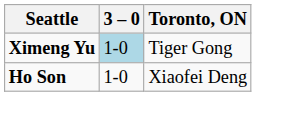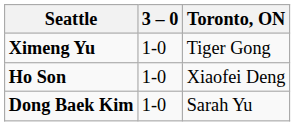(116, 47) lightblue background -> (154, 47) no background
+ row: (71, 105)
